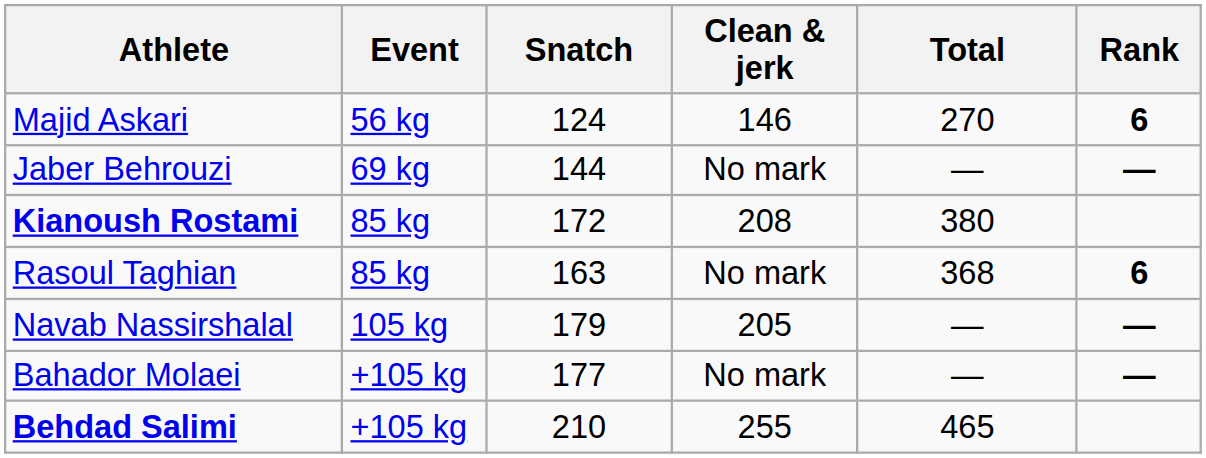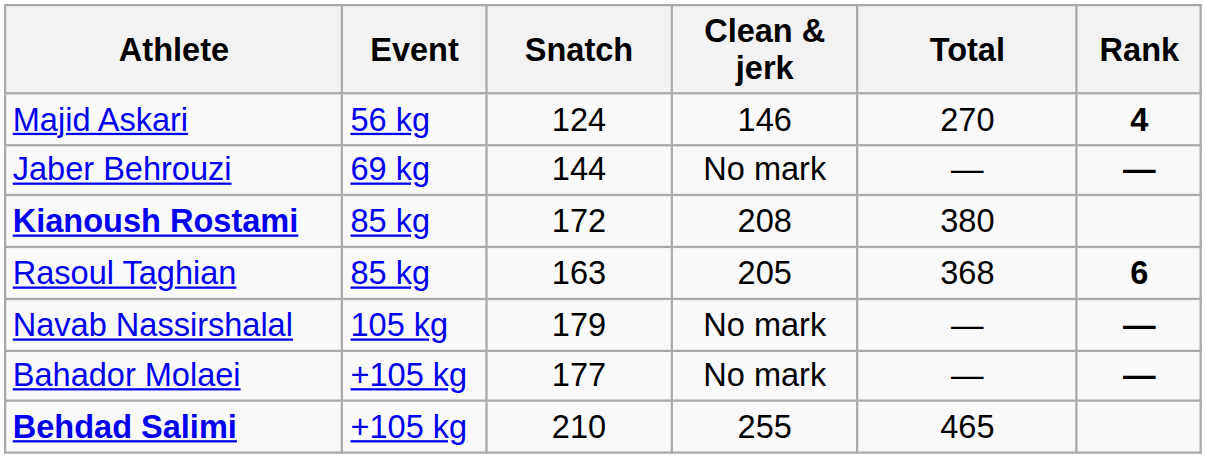(1139, 119) 6 -> (1139, 119) 4
(765, 273) No mark -> (765, 273) 205
(765, 324) 205 -> (765, 324) No mark
